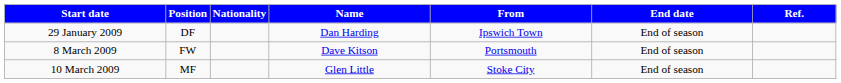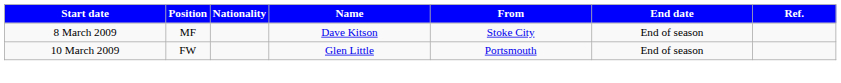- row: (85, 32)
(188, 51) FW -> (188, 32) MF
(511, 51) Portsmouth -> (511, 32) Stoke City
(188, 69) MF -> (188, 51) FW
(511, 69) Stoke City -> (511, 51) Portsmouth
